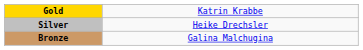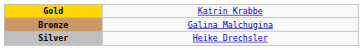rows swapped: (53, 25) <-> (53, 38)
